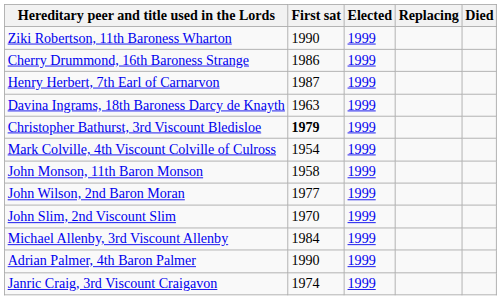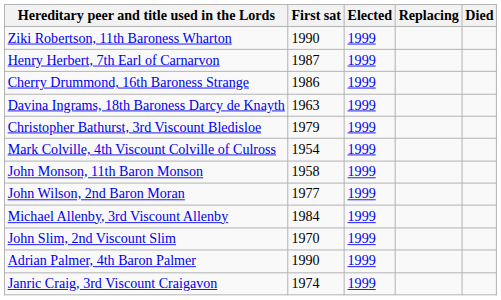rows swapped: (114, 82) <-> (128, 60)
(305, 127) bold -> (305, 127) normal
rows swapped: (118, 238) <-> (92, 216)
